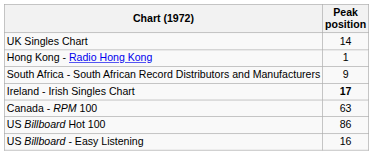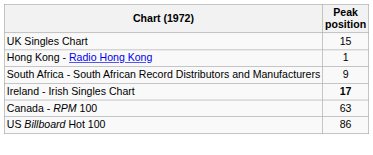(346, 41) 14 -> (346, 41) 15
- row: (75, 141)
